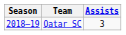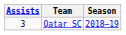columns swapped: (23, 11) <-> (102, 11)
